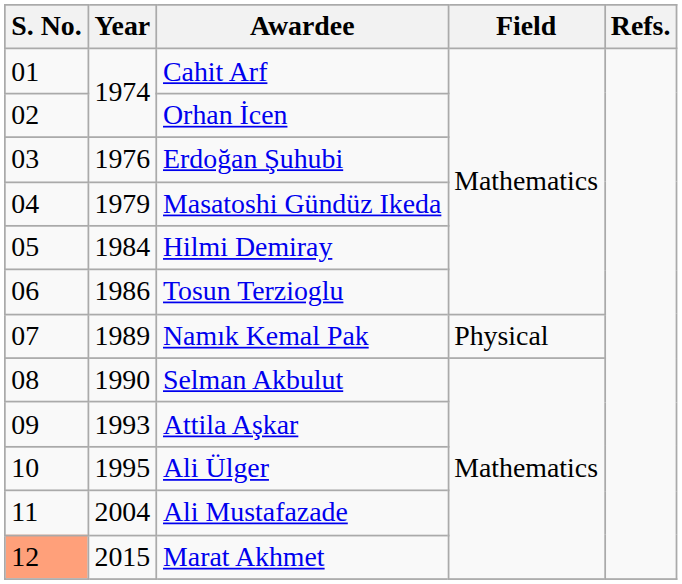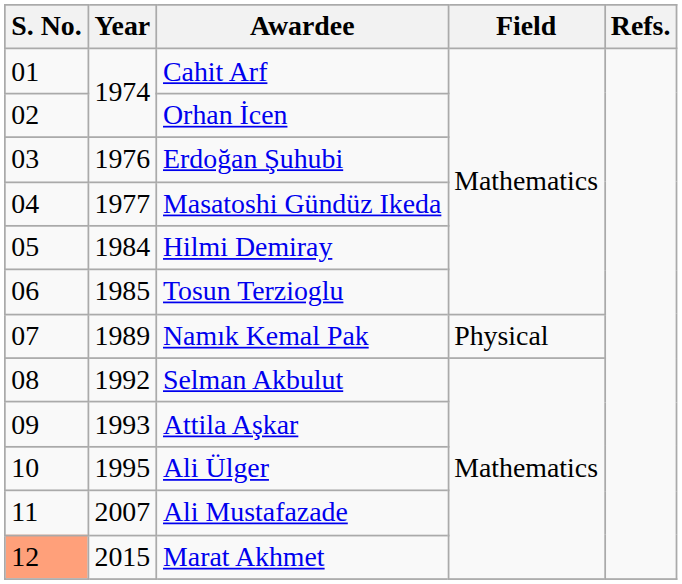(122, 203) 1979 -> (122, 203) 1977
(122, 291) 1986 -> (122, 291) 1985
(122, 379) 1990 -> (122, 379) 1992
(122, 512) 2004 -> (122, 512) 2007
